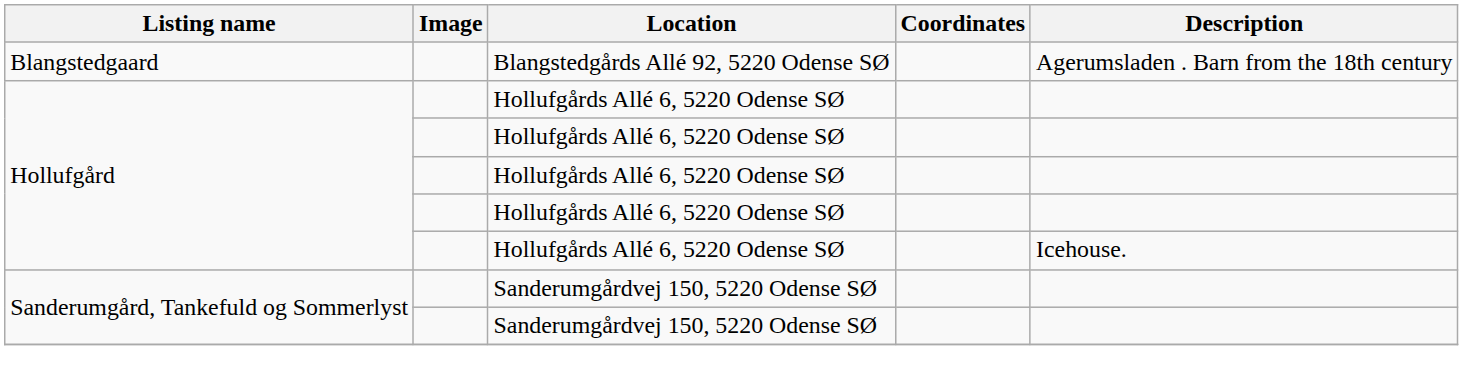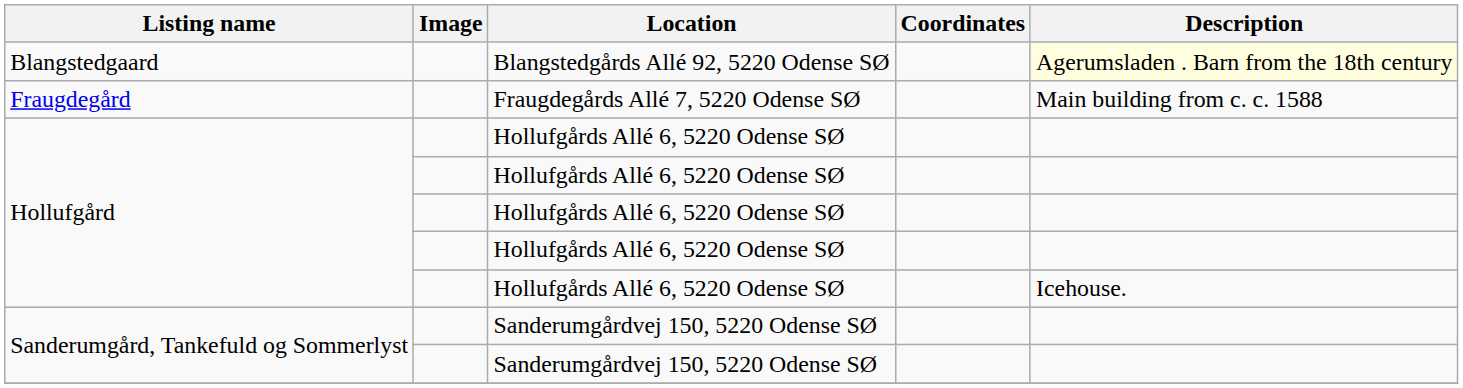(1244, 61) no background -> (1244, 61) lightyellow background
+ row: (70, 99)
